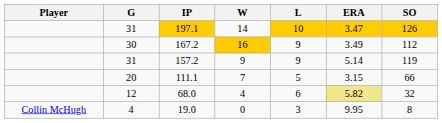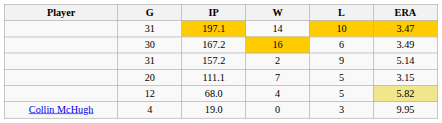- column: (410, 12)
(298, 45) 9 -> (342, 45) 6
(242, 61) 9 -> (278, 61) 2
(298, 93) 6 -> (342, 93) 5
